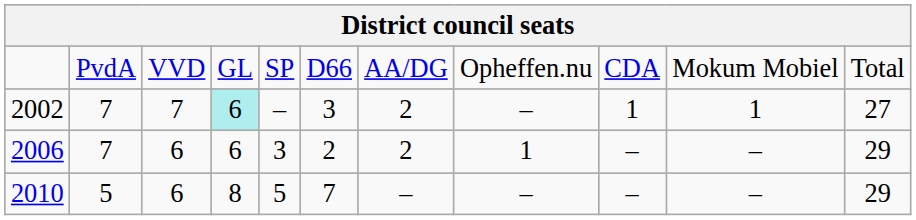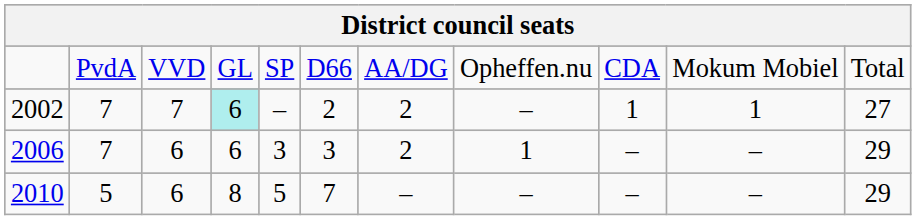(329, 109) 3 -> (329, 109) 2
(329, 151) 2 -> (329, 151) 3
